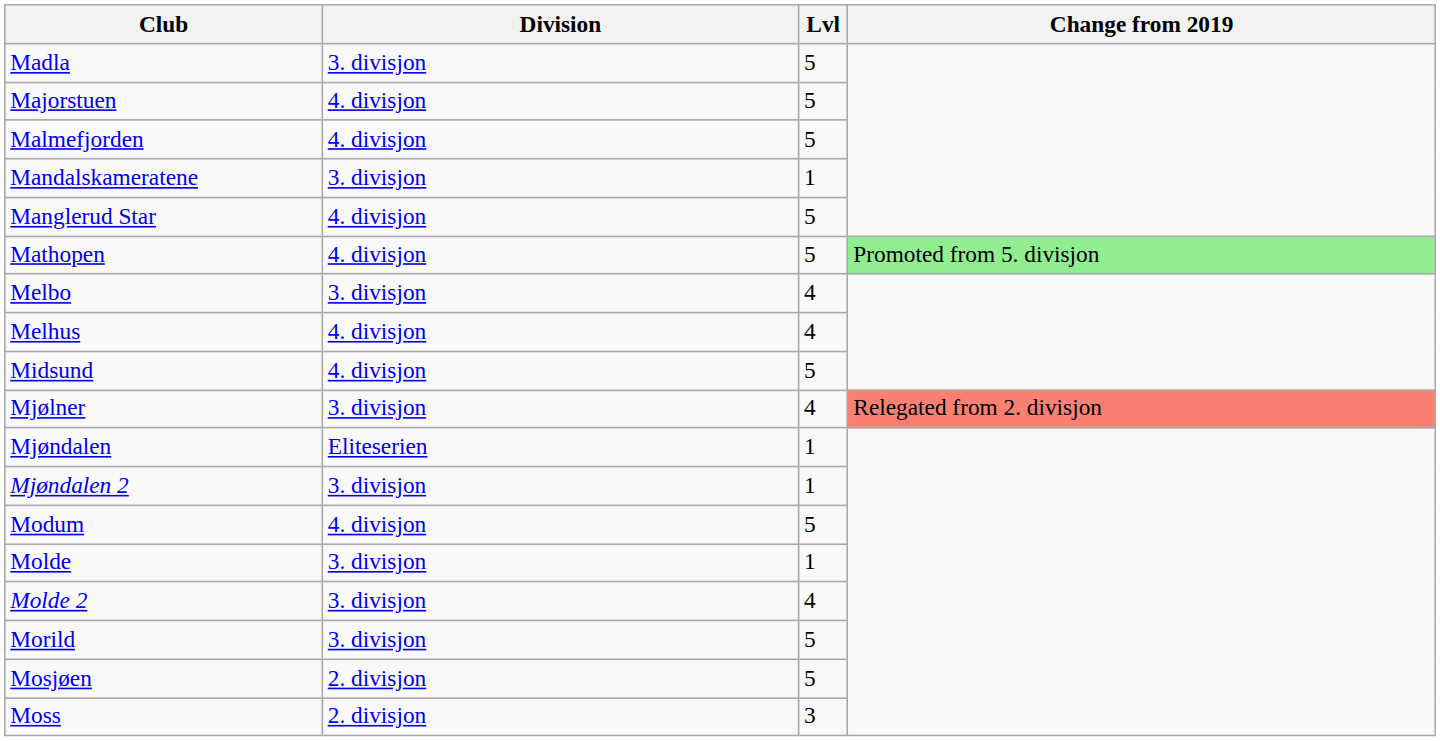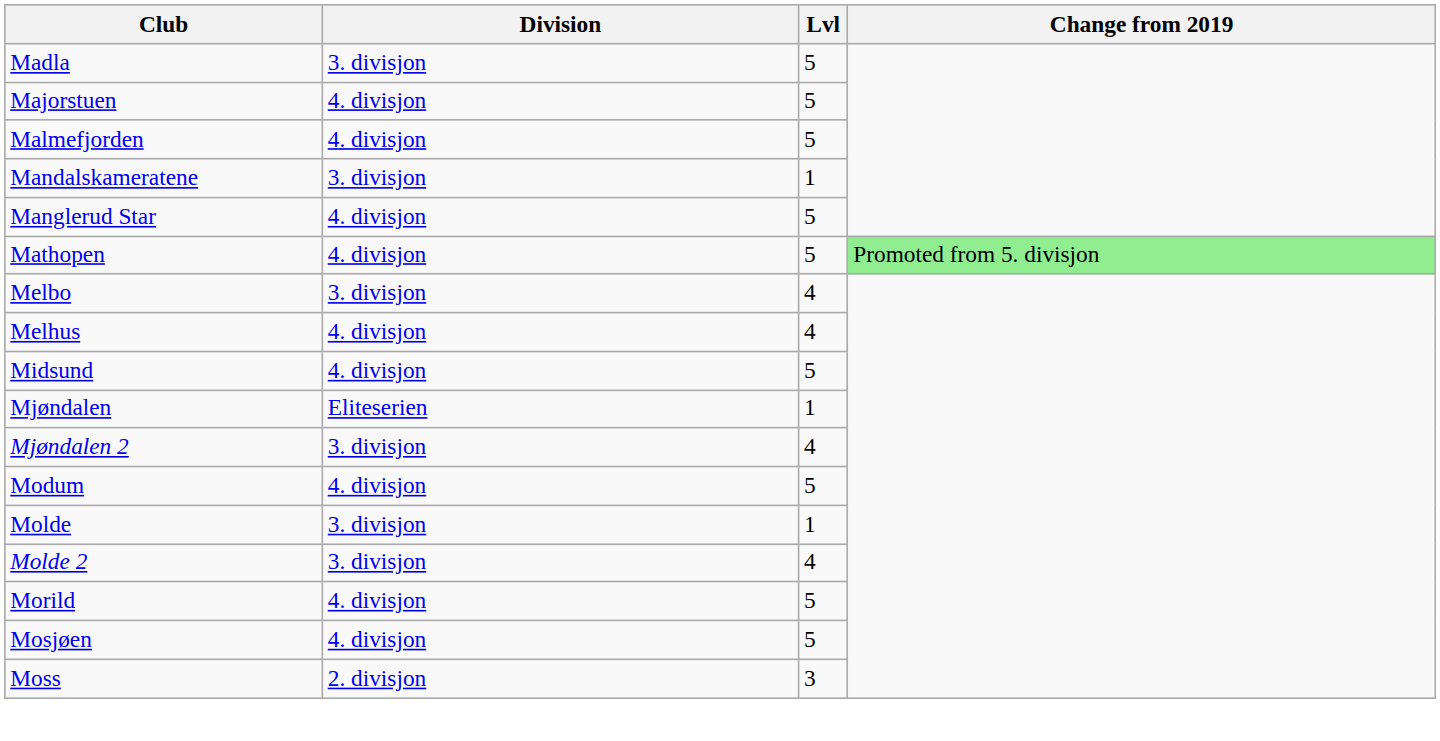- row: (48, 408)
(810, 485) 1 -> (810, 447) 4
(377, 639) 3. divisjon -> (377, 601) 4. divisjon
(377, 678) 2. divisjon -> (377, 639) 4. divisjon
